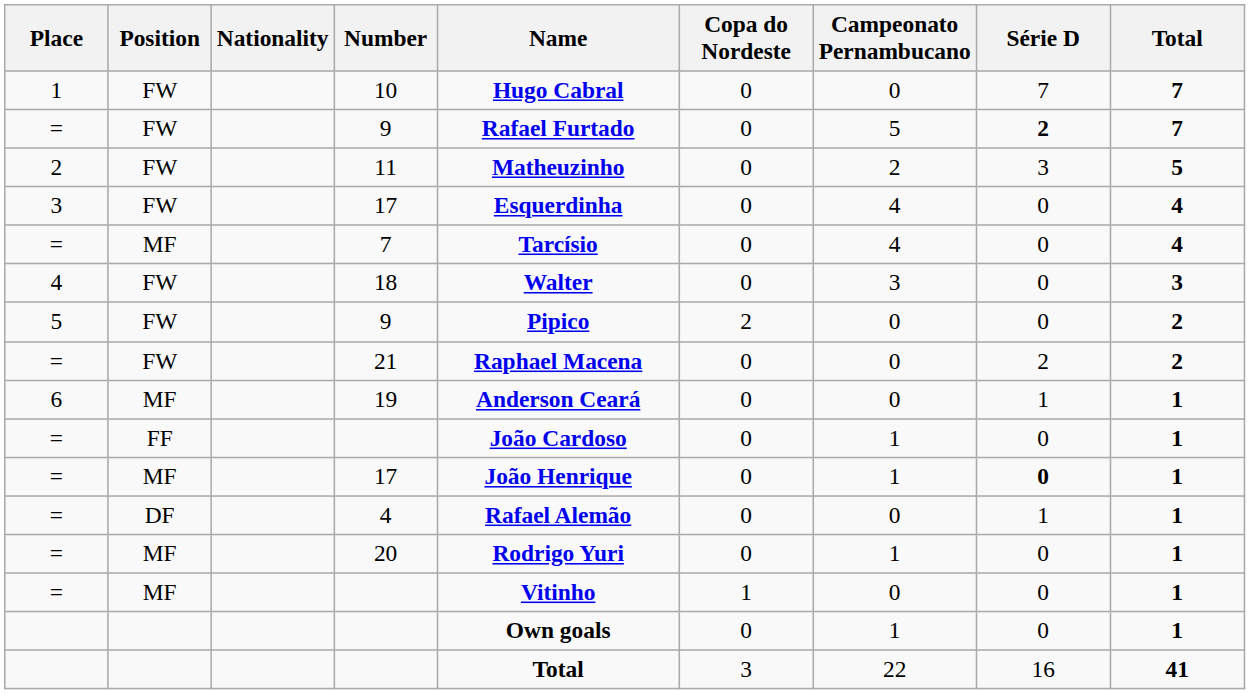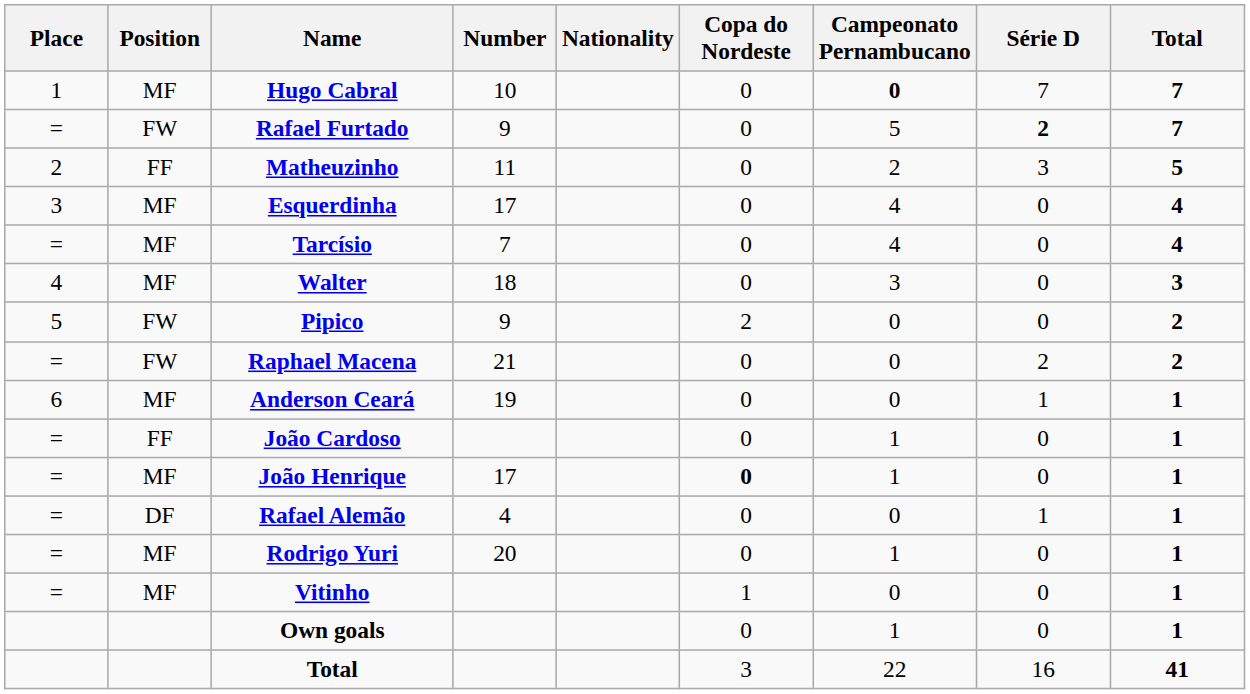columns swapped: (273, 37) <-> (558, 37)
(160, 90) FW -> (160, 90) MF
(895, 90) normal -> (895, 90) bold
(160, 167) FW -> (160, 167) FF
(160, 206) FW -> (160, 206) MF
(160, 283) FW -> (160, 283) MF
(746, 476) normal -> (746, 476) bold
(1043, 476) bold -> (1043, 476) normal
